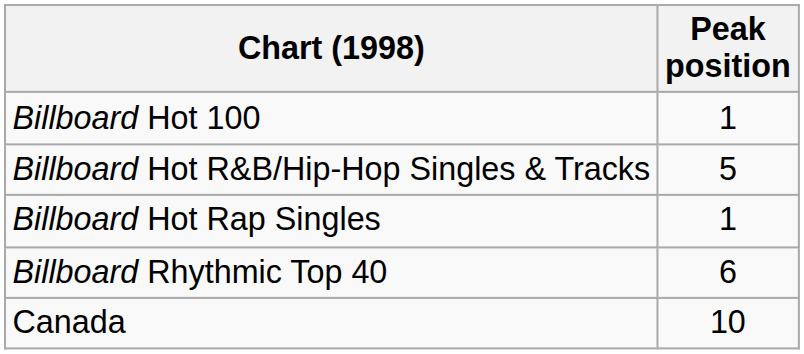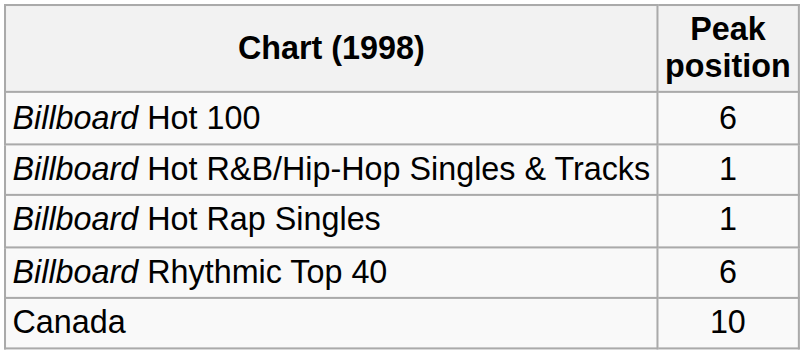(728, 117) 1 -> (728, 117) 6
(728, 169) 5 -> (728, 169) 1
